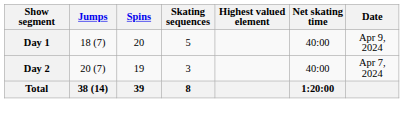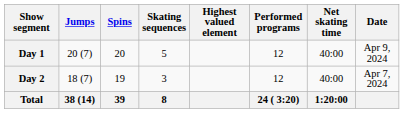+ column: (278, 22)
(93, 42) 18 (7) -> (80, 53) 20 (7)
(93, 68) 20 (7) -> (80, 78) 18 (7)
